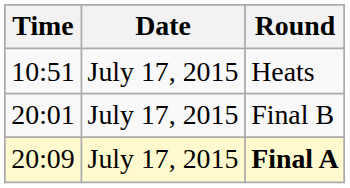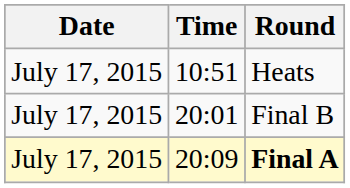columns swapped: (163, 26) <-> (43, 26)
